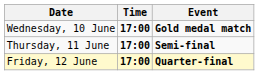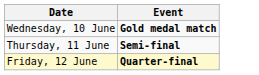- column: (135, 13)
